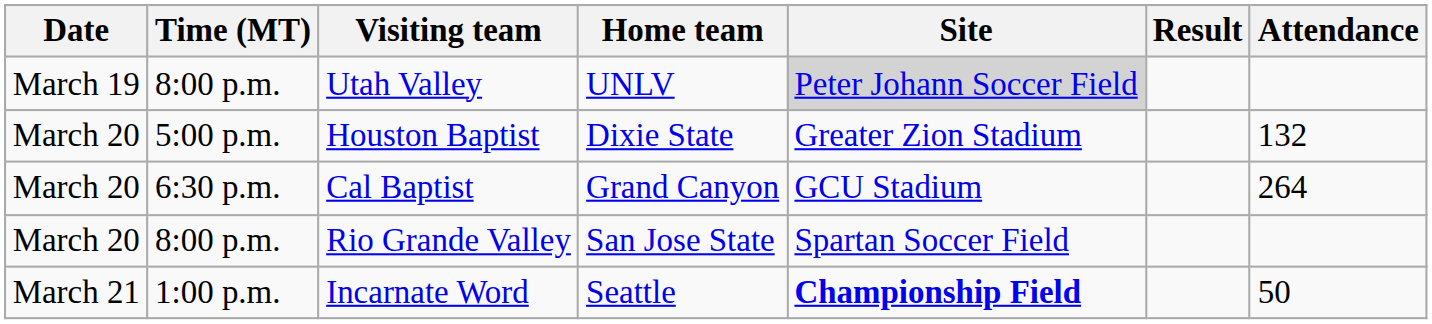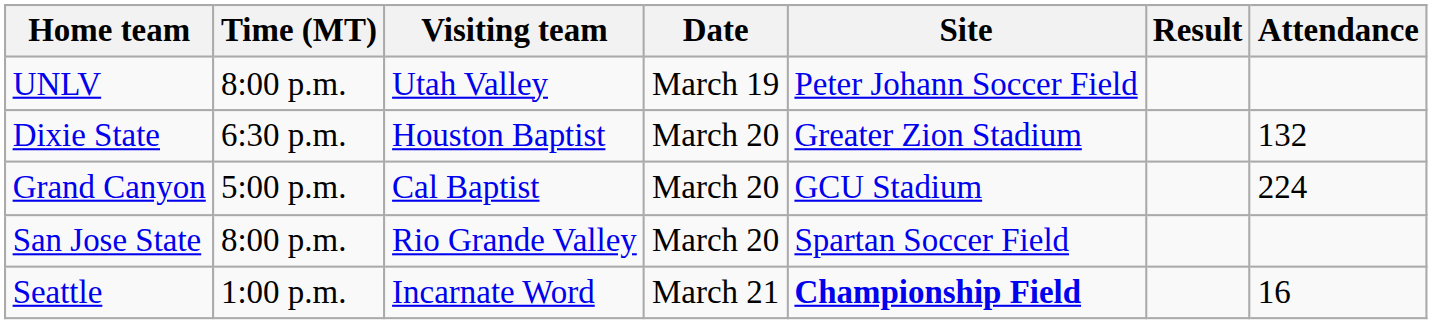columns swapped: (76, 30) <-> (683, 30)
(966, 82) lightgrey background -> (966, 82) no background
(218, 135) 5:00 p.m. -> (284, 135) 6:30 p.m.
(218, 187) 6:30 p.m. -> (284, 187) 5:00 p.m.
(1283, 187) 264 -> (1283, 187) 224
(1274, 291) 50 -> (1274, 291) 16
